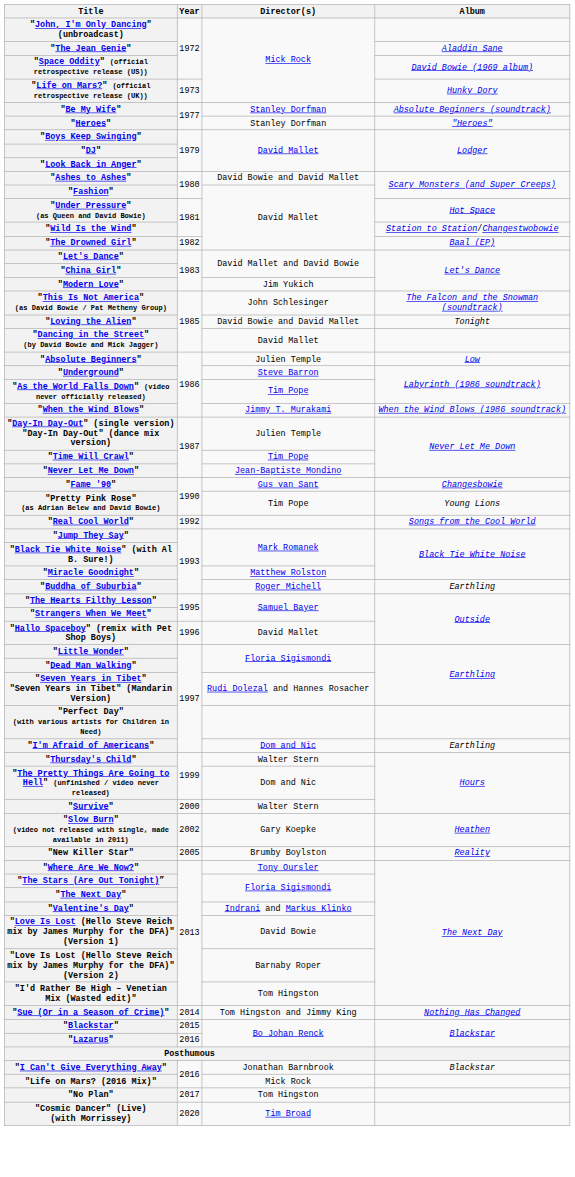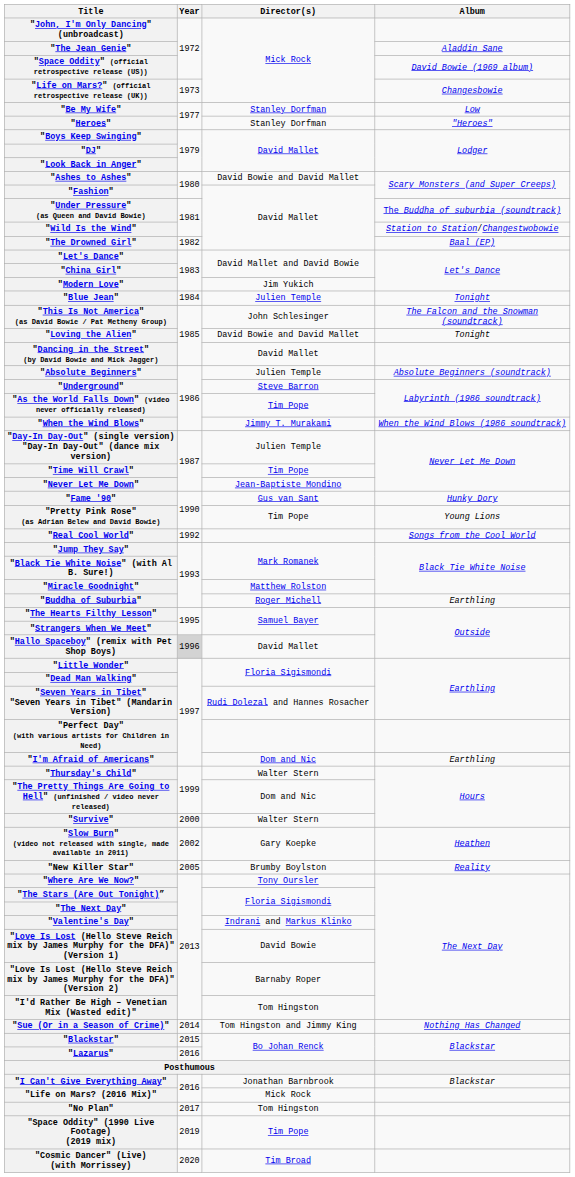(472, 91) Hunky Dory -> (472, 91) Changesbowie
(472, 109) Absolute Beginners (soundtrack) -> (472, 109) Low
(472, 211) Hot Space -> (472, 211) The Buddha of suburbia (soundtrack)
+ row: (91, 298)
(472, 359) Low -> (472, 373) Absolute Beginners (soundtrack)
(472, 485) Changesbowie -> (472, 498) Hunky Dory
(190, 633) no background -> (190, 647) lightgrey background
+ row: (91, 1132)
